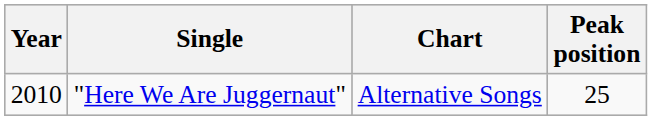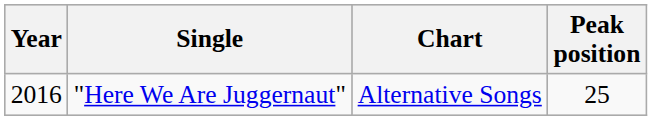(36, 94) 2010 -> (36, 94) 2016
